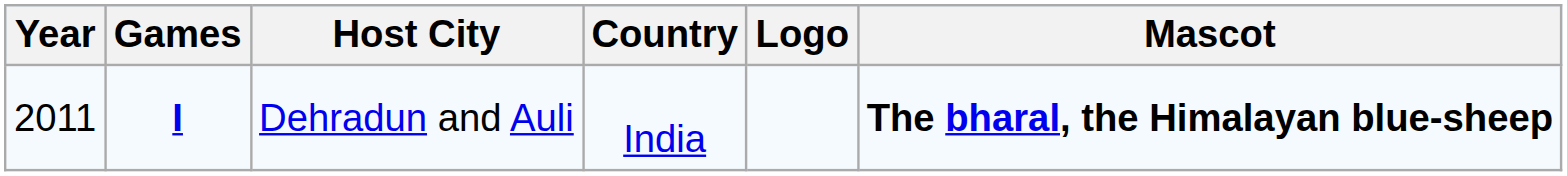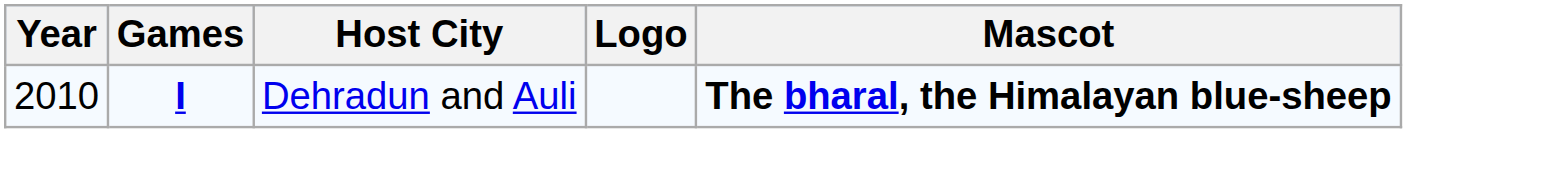- column: (665, 34)
(55, 116) 2011 -> (57, 95) 2010
